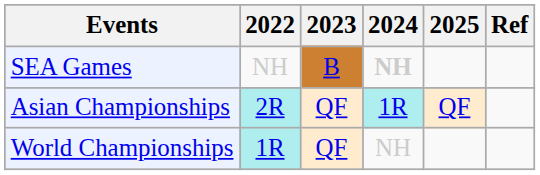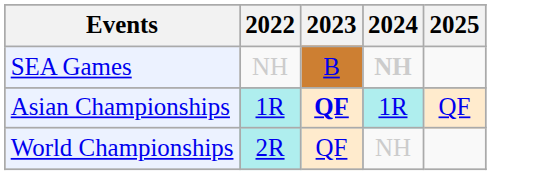- column: (510, 25)
(270, 107) 2R -> (270, 107) 1R
(332, 107) normal -> (331, 107) bold
(270, 148) 1R -> (270, 148) 2R
